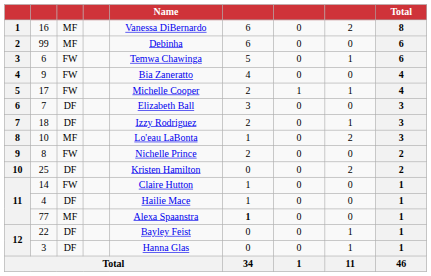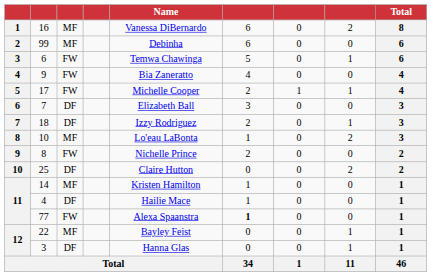(166, 169) Kristen Hamilton -> (166, 169) Claire Hutton
(70, 185) FW -> (70, 185) MF
(166, 185) Claire Hutton -> (166, 185) Kristen Hamilton
(70, 216) MF -> (70, 216) FW
(70, 232) DF -> (70, 232) MF
